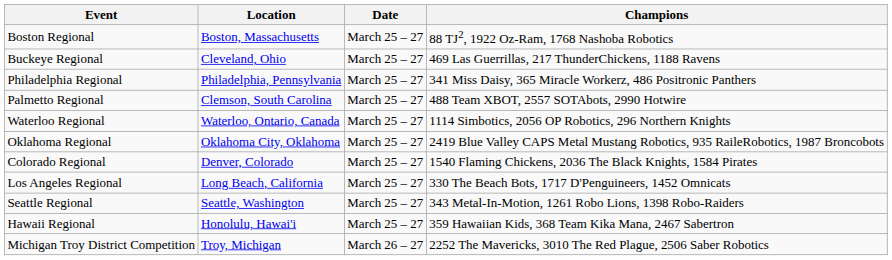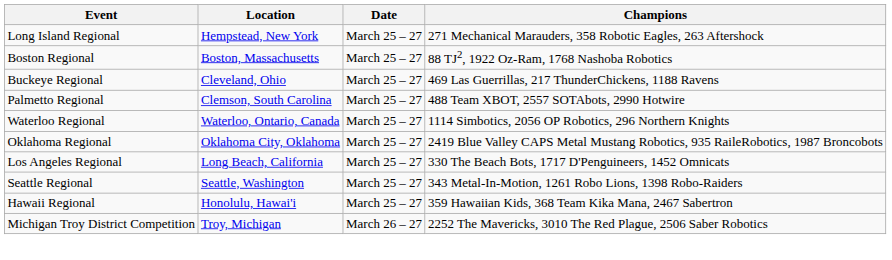+ row: (64, 35)
- row: (65, 79)
- row: (57, 162)
